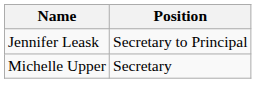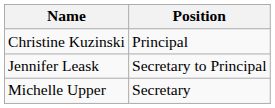+ row: (66, 41)
